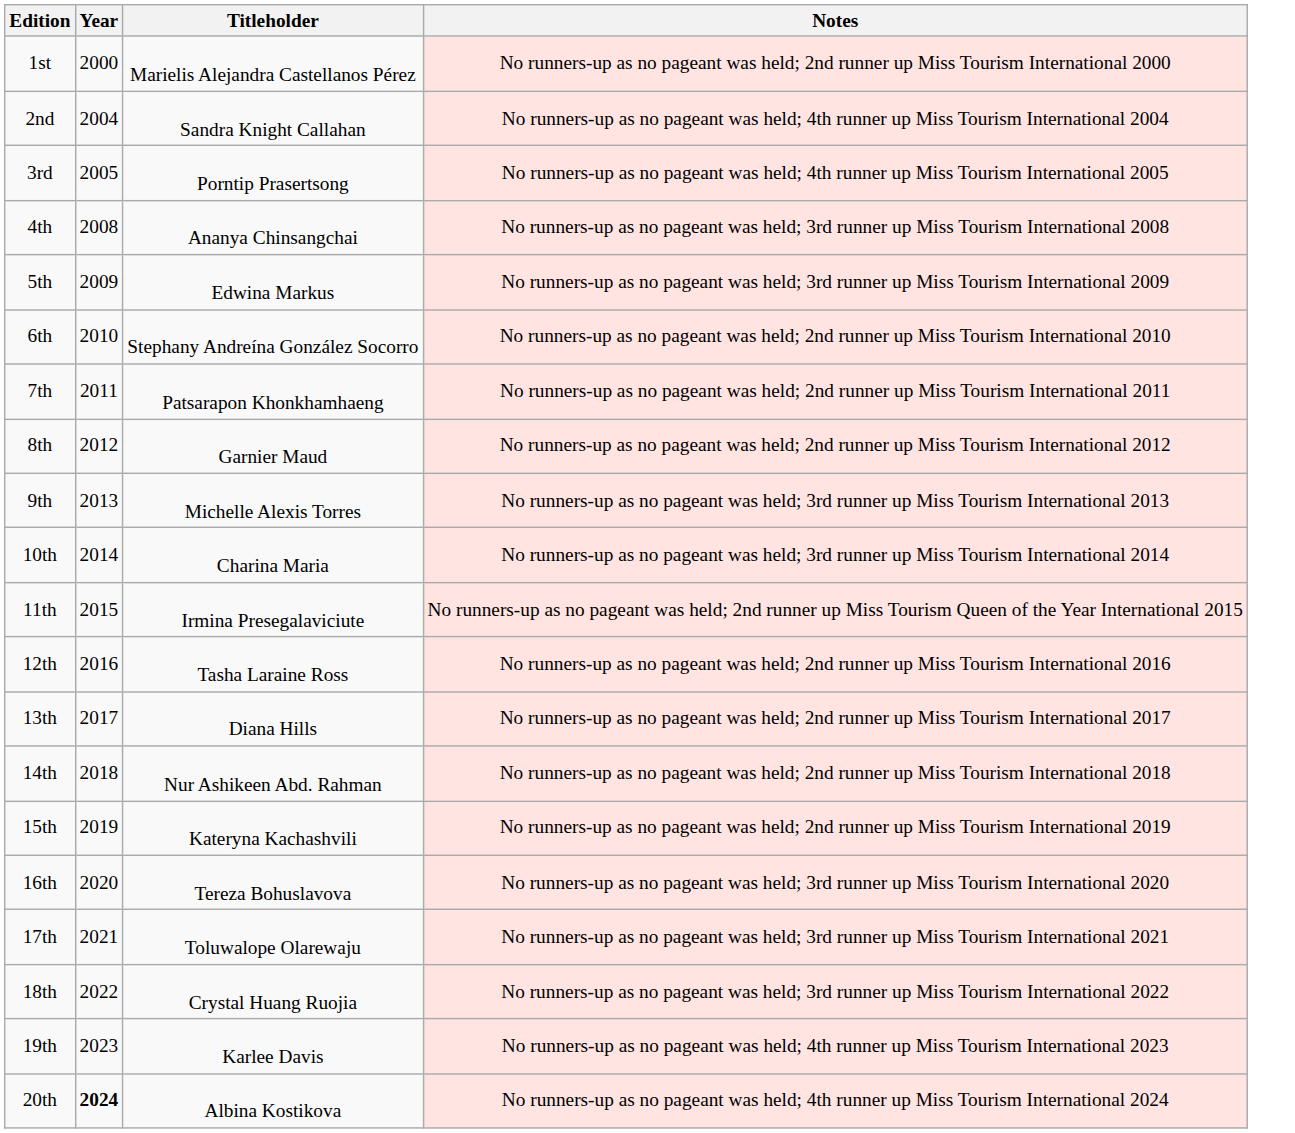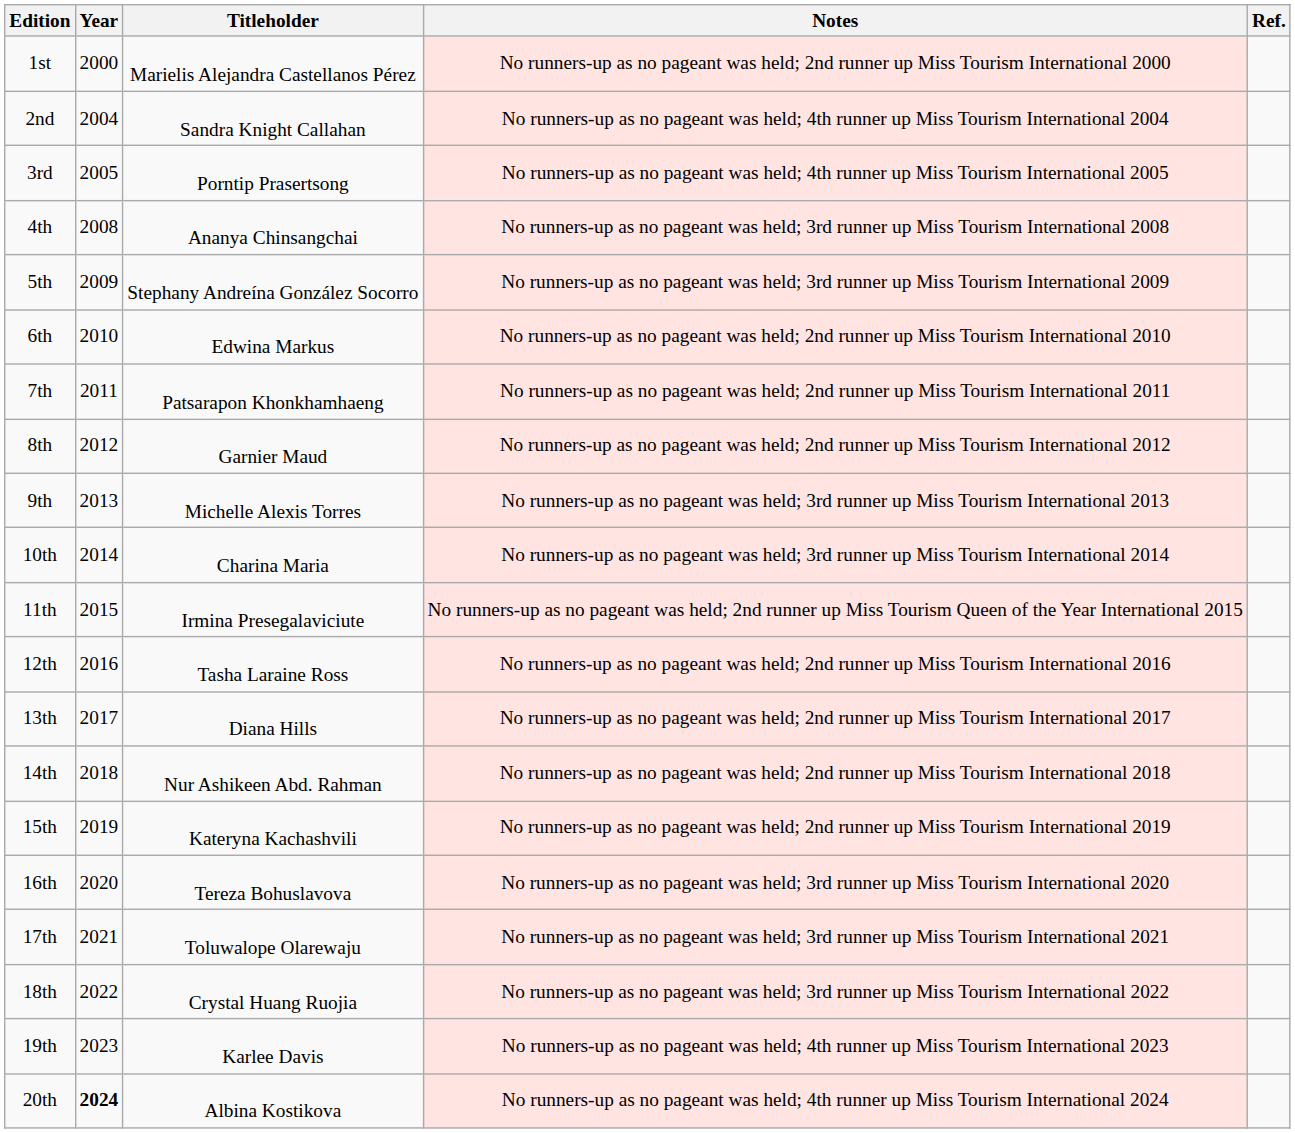+ column: (1269, 20)
(273, 292) Edwina Markus -> (273, 292) Stephany Andreína González Socorro
(273, 347) Stephany Andreína González Socorro -> (273, 347) Edwina Markus
